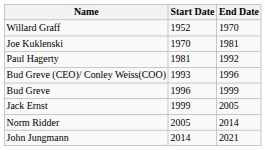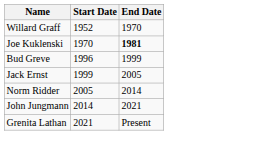(229, 43) normal -> (131, 43) bold
- row: (33, 59)
- row: (86, 75)
+ row: (36, 122)
